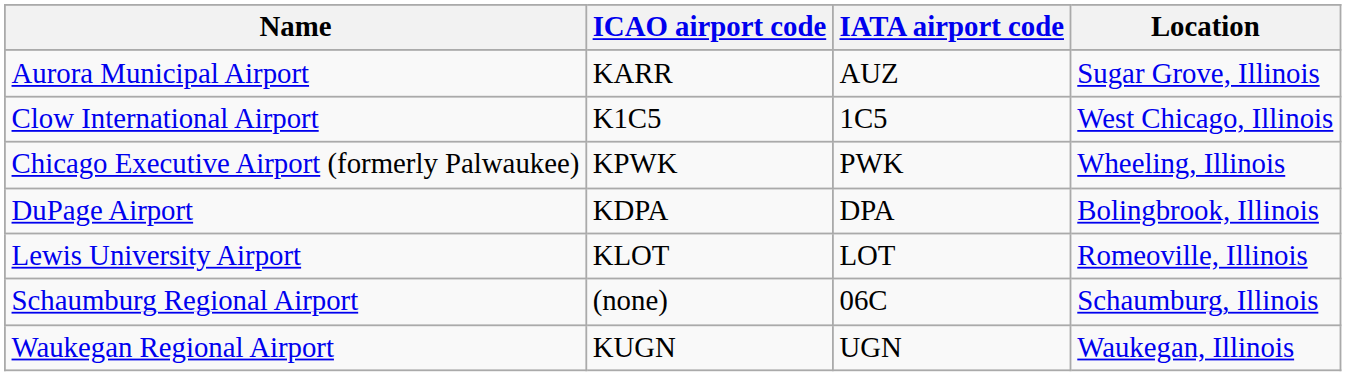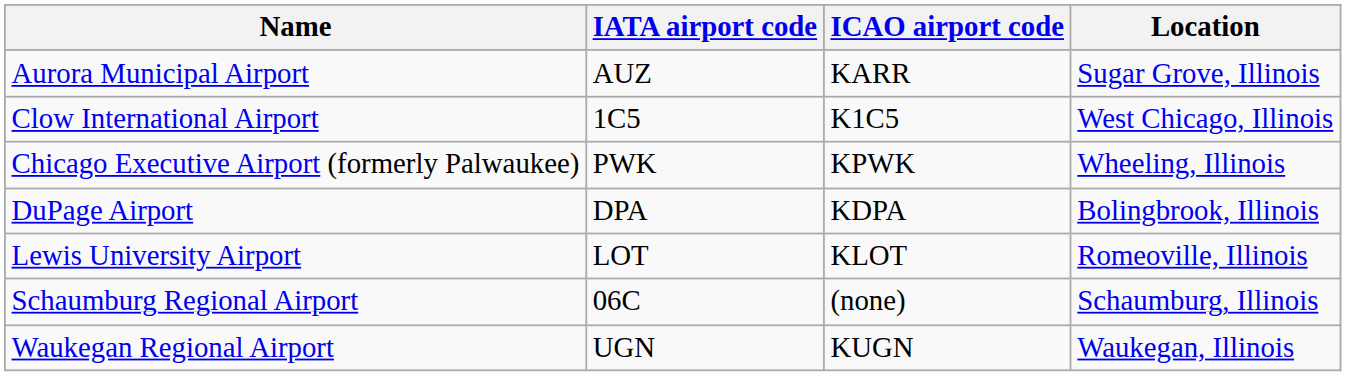columns swapped: (952, 27) <-> (709, 27)
